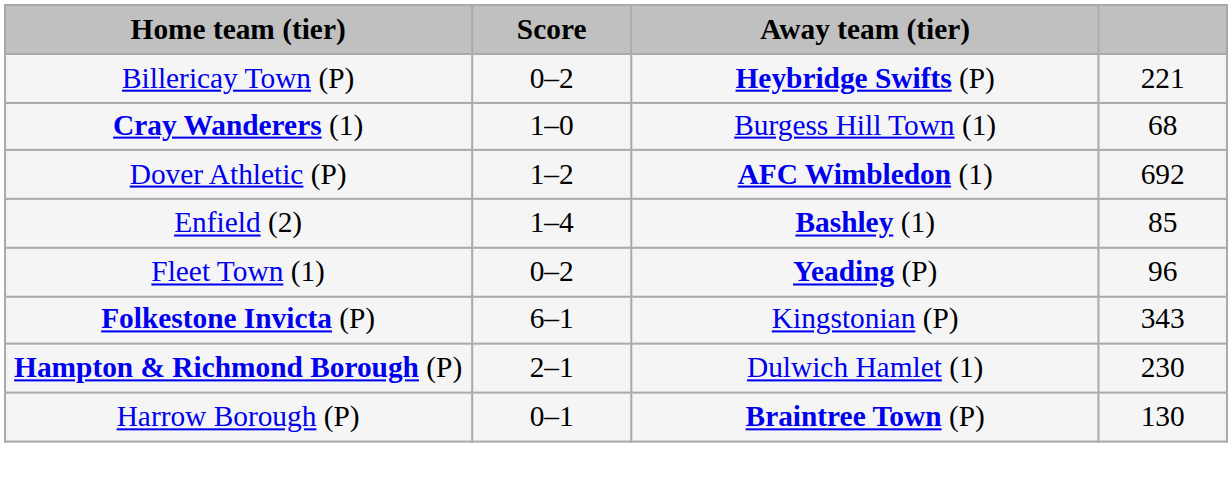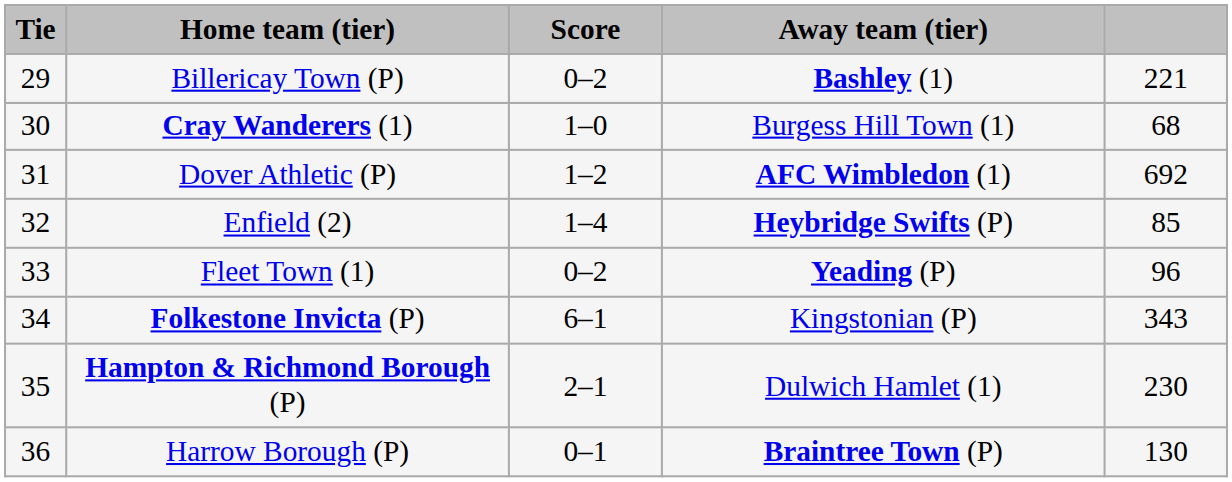+ column: (36, 29)
(865, 77) Heybridge Swifts (P) -> (883, 77) Bashley (1)
(865, 222) Bashley (1) -> (883, 222) Heybridge Swifts (P)
